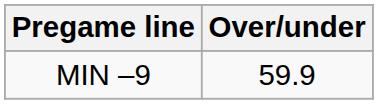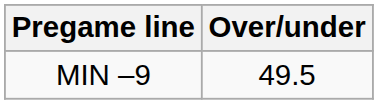(287, 74) 59.9 -> (287, 74) 49.5
